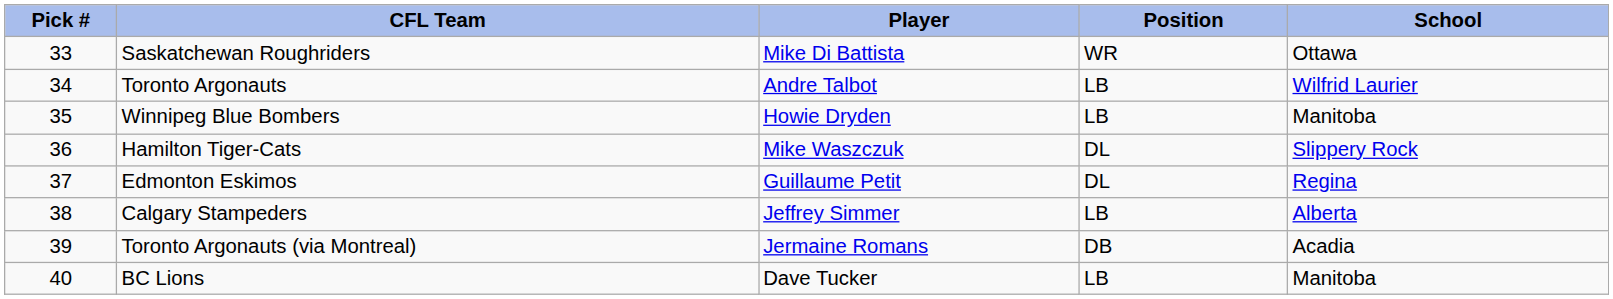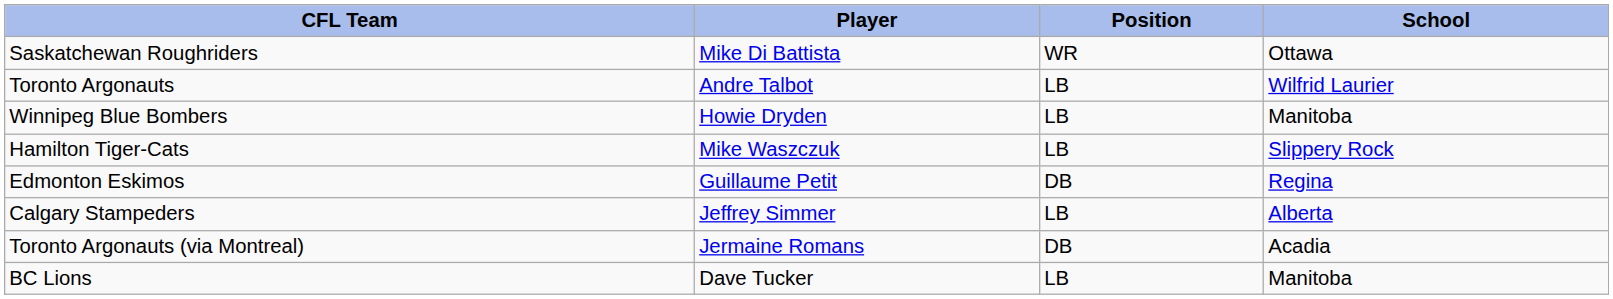- column: (61, 20)
(1097, 149) DL -> (1057, 149) LB
(1097, 181) DL -> (1058, 181) DB
